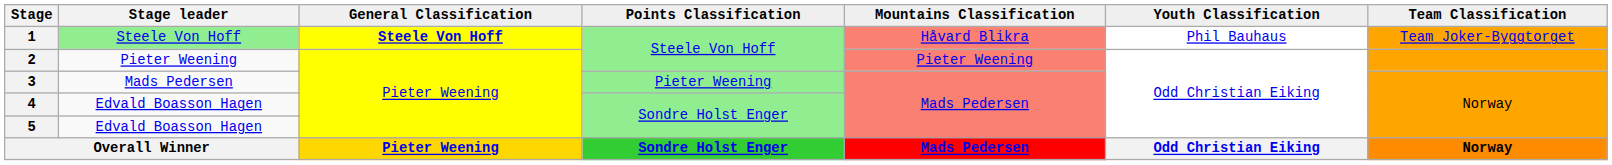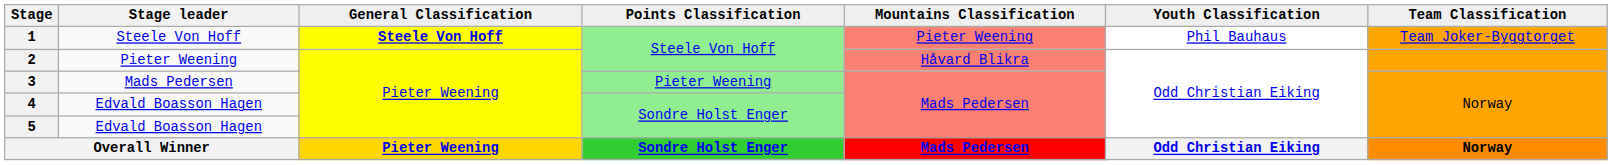(179, 38) lightgreen background -> (179, 38) no background
(975, 38) Håvard Blikra -> (975, 38) Pieter Weening
(975, 60) Pieter Weening -> (975, 60) Håvard Blikra
